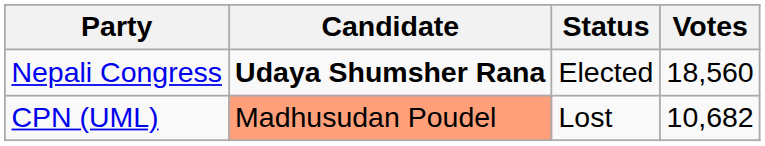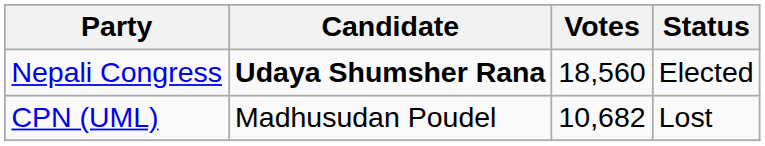columns swapped: (710, 27) <-> (606, 27)
(366, 117) lightsalmon background -> (366, 117) no background
